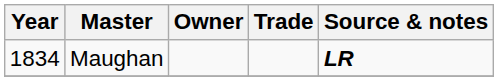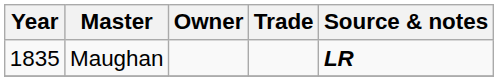(35, 57) 1834 -> (35, 57) 1835
